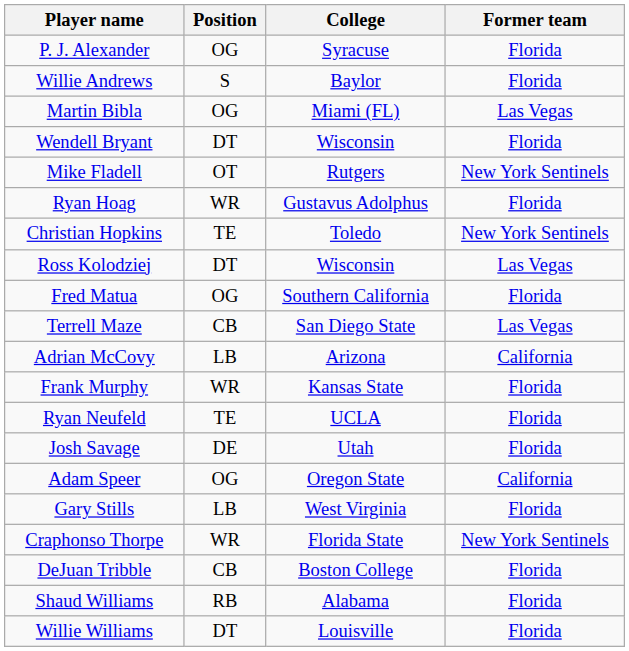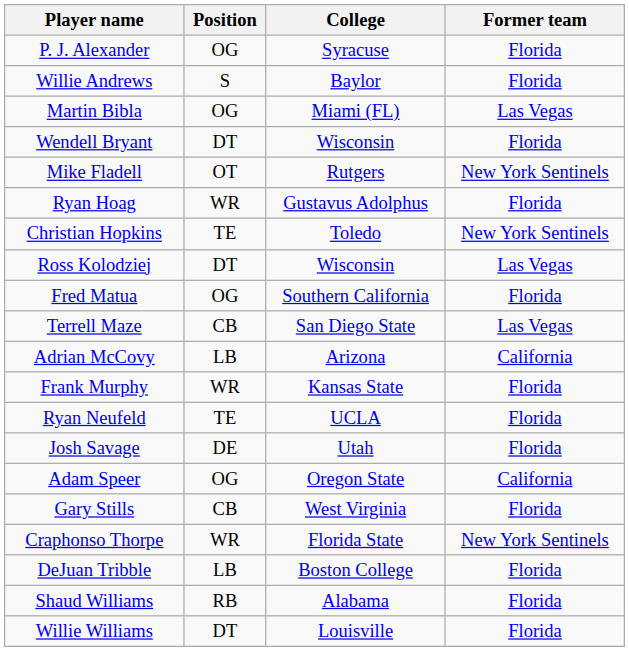(225, 509) LB -> (225, 509) CB
(225, 570) CB -> (225, 570) LB
